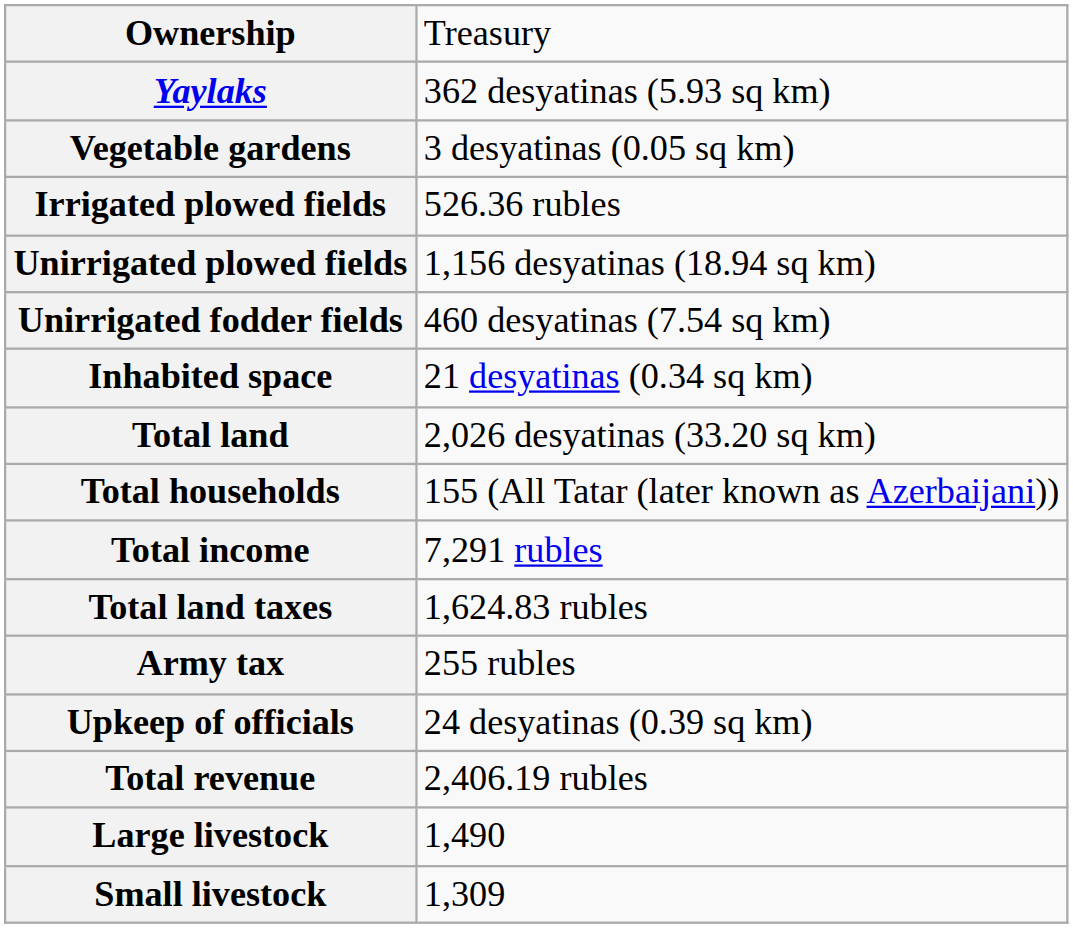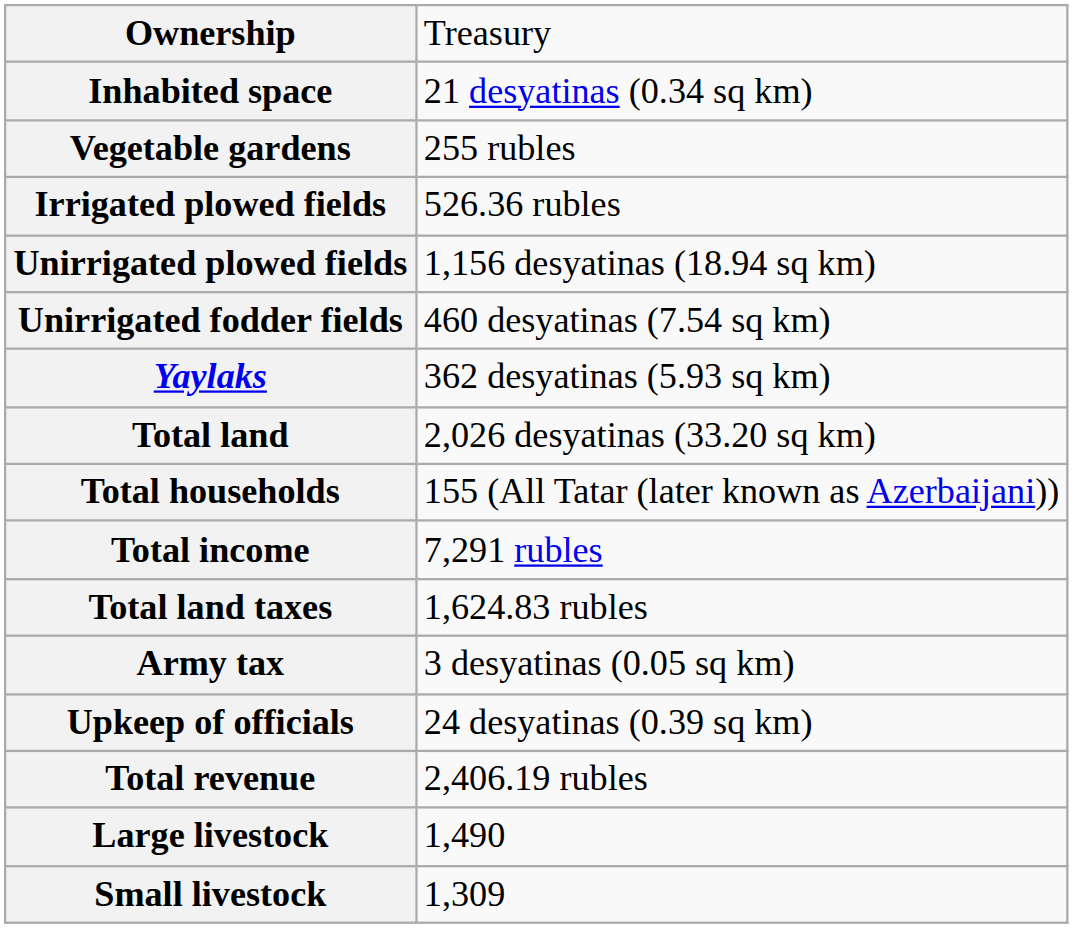rows swapped: (210, 377) <-> (210, 90)
(609, 147) 3 desyatinas (0.05 sq km) -> (500, 147) 255 rubles
(500, 663) 255 rubles -> (609, 663) 3 desyatinas (0.05 sq km)
